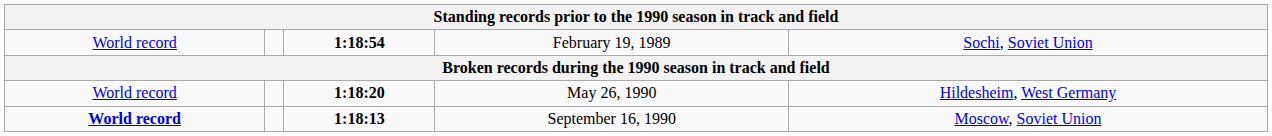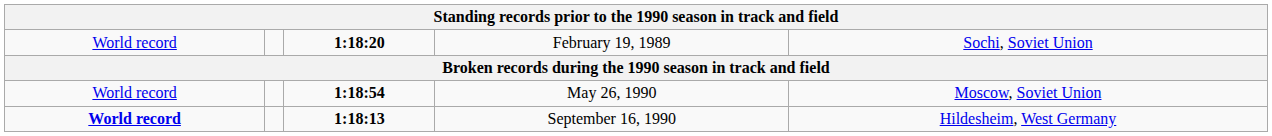(359, 42) 1:18:54 -> (359, 42) 1:18:20
(359, 93) 1:18:20 -> (359, 93) 1:18:54
(1028, 93) Hildesheim, West Germany -> (1028, 93) Moscow, Soviet Union
(1028, 118) Moscow, Soviet Union -> (1028, 118) Hildesheim, West Germany
